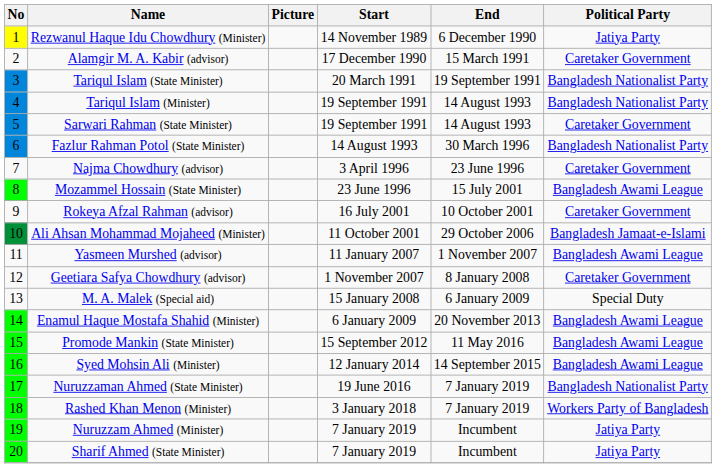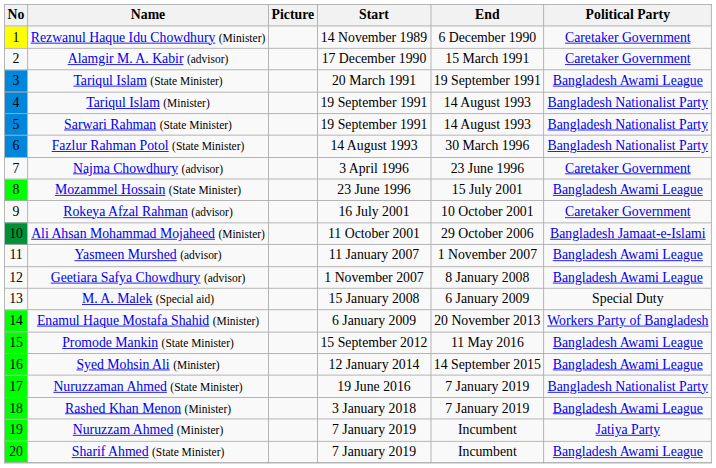(628, 37) Jatiya Party -> (628, 37) Caretaker Government
(628, 80) Bangladesh Nationalist Party -> (628, 80) Bangladesh Awami League
(628, 124) Caretaker Government -> (628, 124) Bangladesh Nationalist Party
(628, 277) Caretaker Government -> (628, 277) Bangladesh Awami League
(628, 320) Bangladesh Awami League -> (628, 320) Workers Party of Bangladesh
(628, 408) Workers Party of Bangladesh -> (628, 408) Bangladesh Awami League
(628, 451) Jatiya Party -> (628, 451) Bangladesh Awami League
